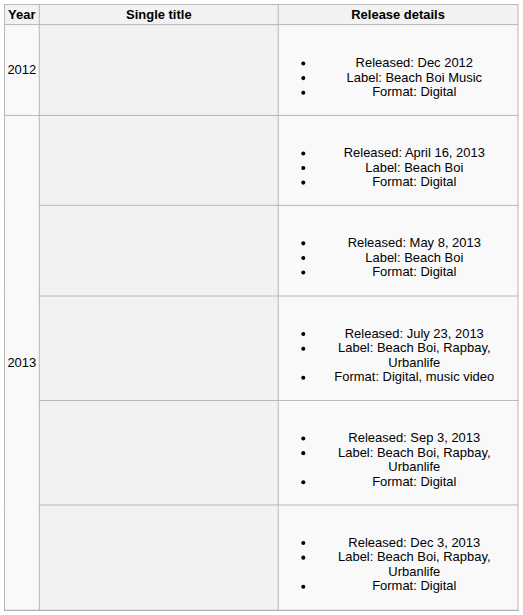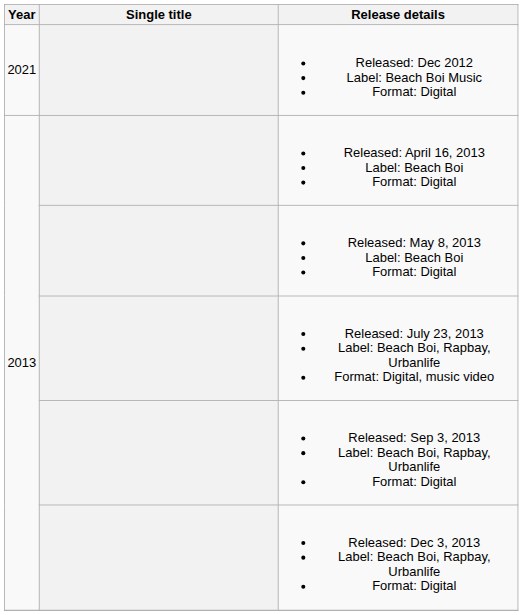(22, 70) 2012 -> (22, 70) 2021
